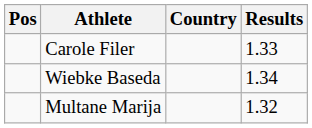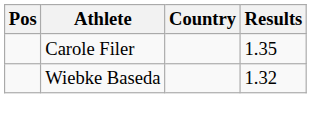(262, 48) 1.33 -> (261, 48) 1.35
(262, 78) 1.34 -> (261, 78) 1.32
- row: (103, 107)
